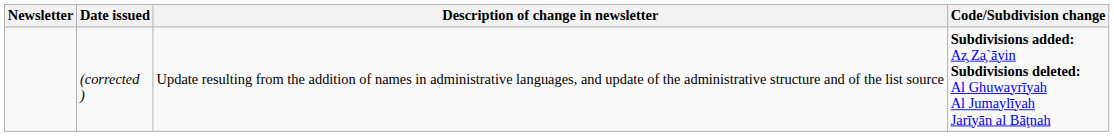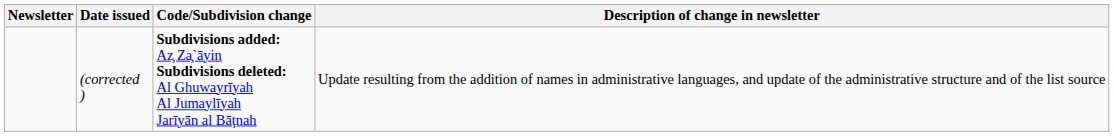columns swapped: (550, 15) <-> (1028, 15)
